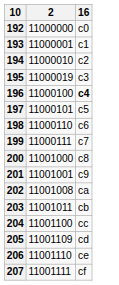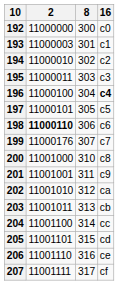+ column: (87, 12)
(51, 45) 11000001 -> (51, 45) 11000003
(51, 77) 11000019 -> (51, 77) 11000011
(51, 126) normal -> (51, 126) bold
(50, 142) 11000111 -> (51, 142) 11000176
(51, 191) 11001008 -> (51, 191) 11001010
(51, 239) 11001109 -> (51, 239) 11001101
